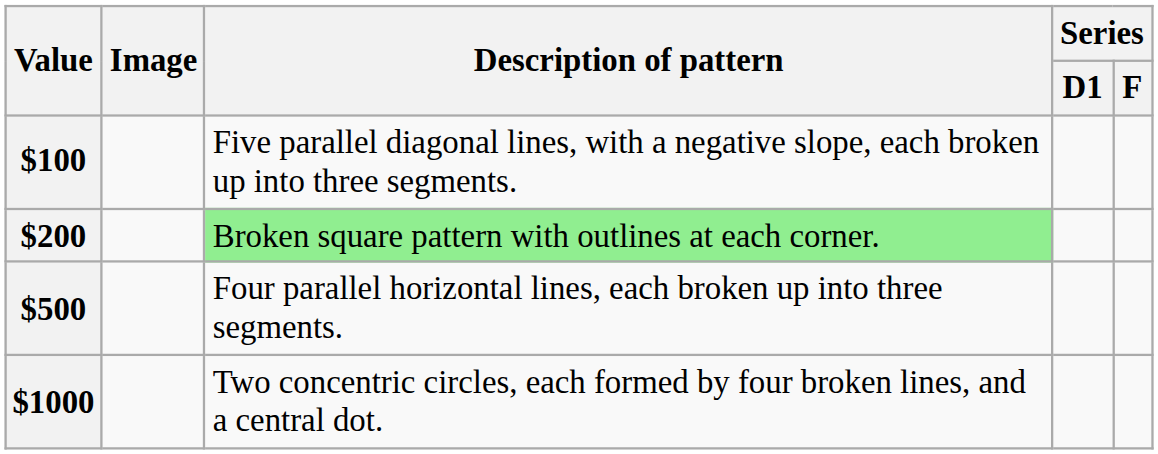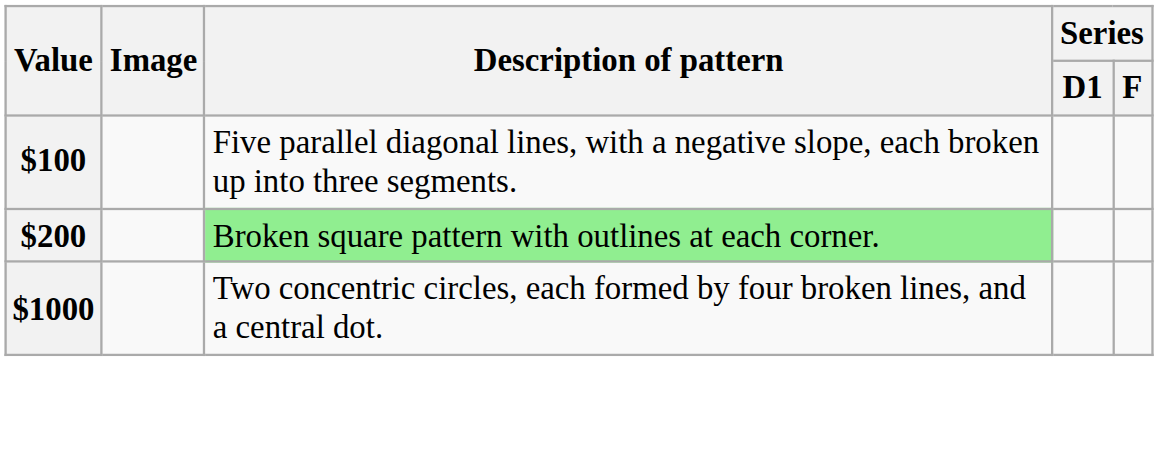- row: (53, 308)
